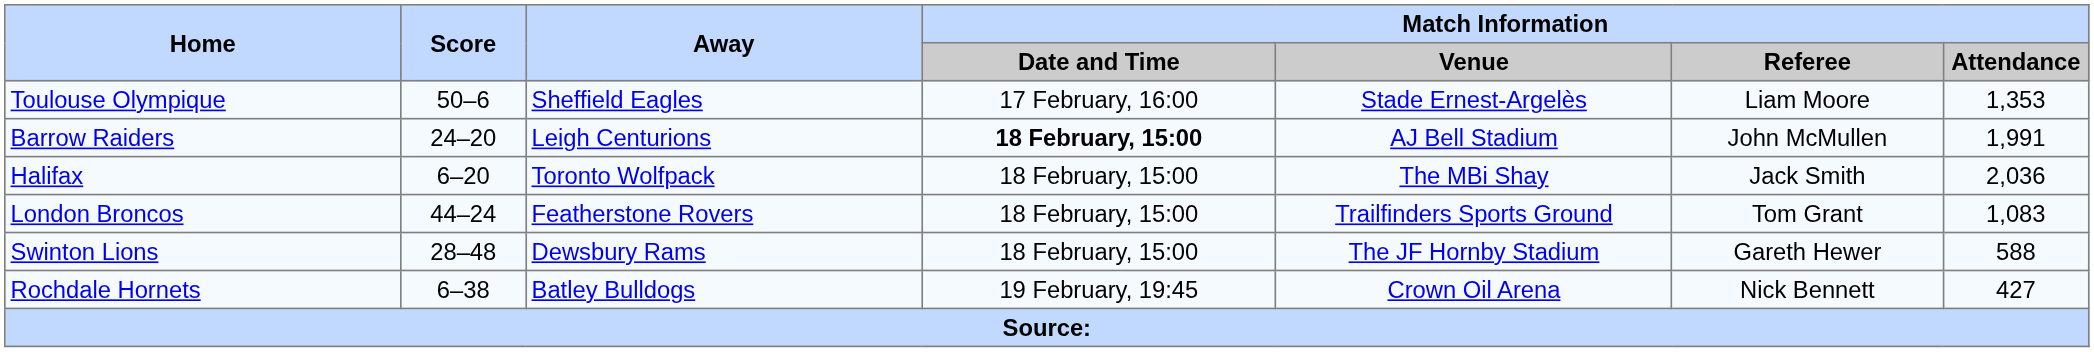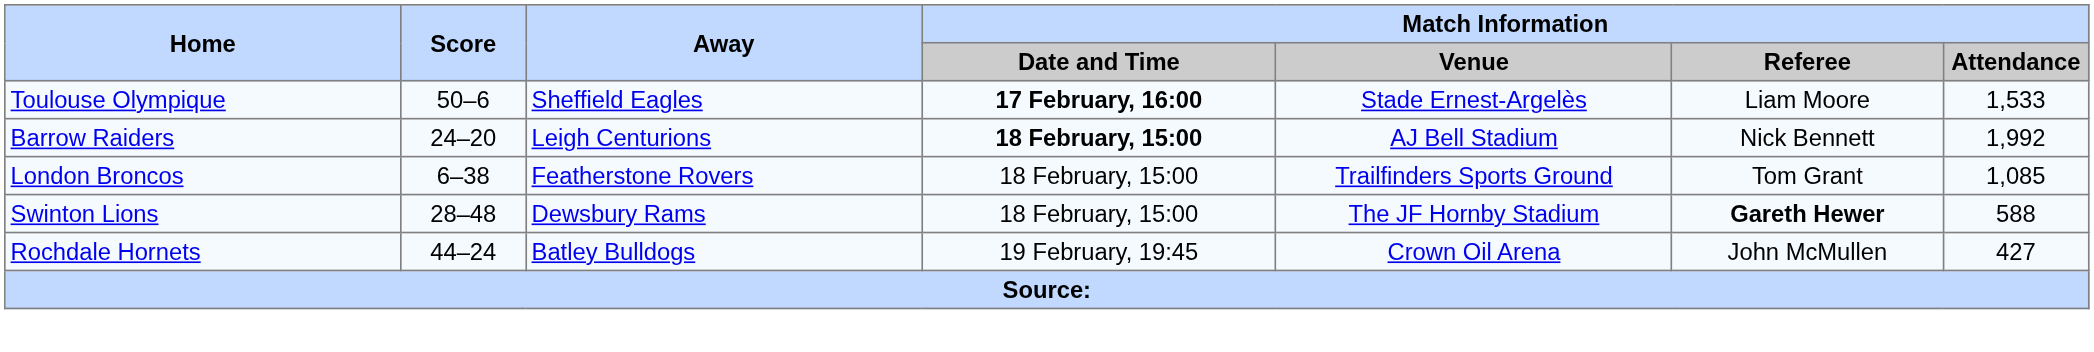(1099, 100) normal -> (1099, 100) bold
(2016, 100) 1,353 -> (2016, 100) 1,533
(1807, 138) John McMullen -> (1807, 138) Nick Bennett
(2016, 138) 1,991 -> (2016, 138) 1,992
- row: (47, 176)
(463, 214) 44–24 -> (463, 176) 6–38
(2016, 214) 1,083 -> (2016, 176) 1,085
(1807, 251) normal -> (1807, 214) bold
(463, 289) 6–38 -> (463, 251) 44–24
(1807, 289) Nick Bennett -> (1807, 251) John McMullen
